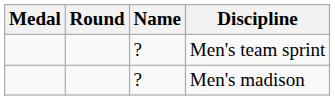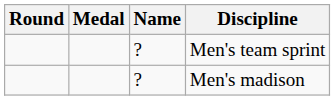columns swapped: (35, 19) <-> (97, 19)
